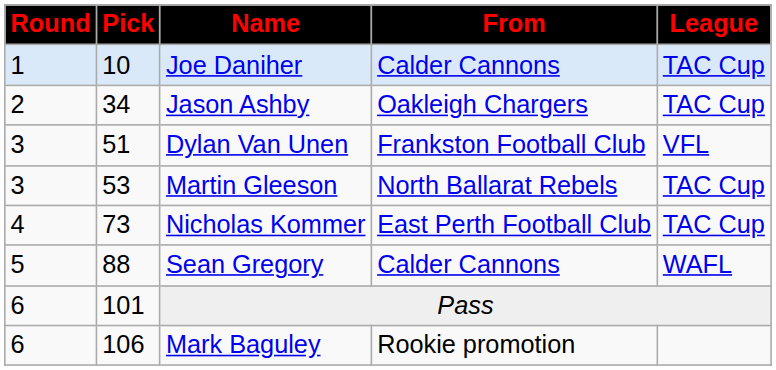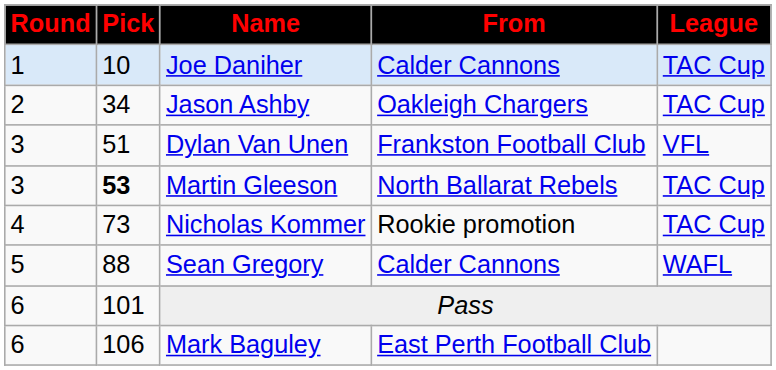(116, 184) normal -> (116, 184) bold
(514, 225) East Perth Football Club -> (476, 225) Rookie promotion
(476, 345) Rookie promotion -> (514, 345) East Perth Football Club
